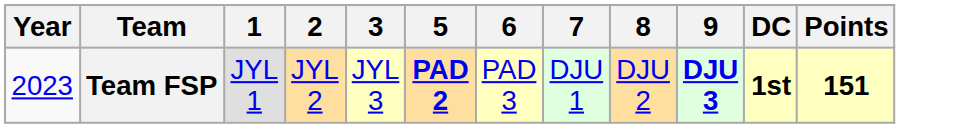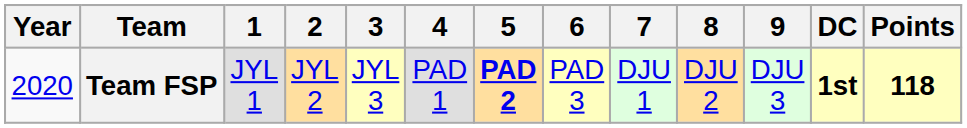+ column: (440, 26)
(42, 85) 2023 -> (42, 85) 2020
(711, 85) bold -> (778, 85) normal
(846, 85) 151 -> (913, 85) 118
